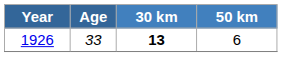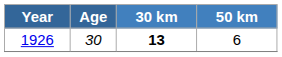(93, 40) 33 -> (93, 40) 30
